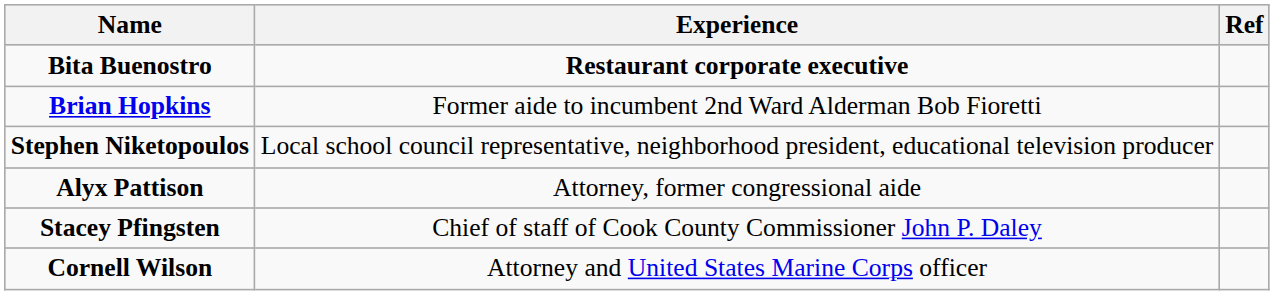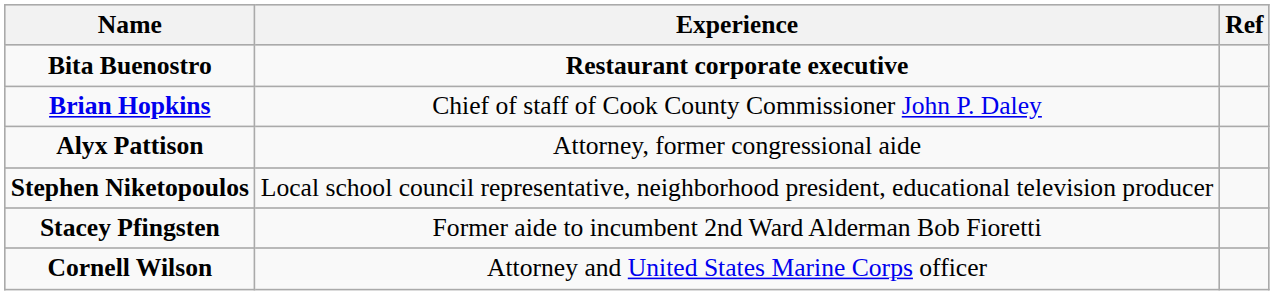(737, 106) Former aide to incumbent 2nd Ward Alderman Bob Fioretti -> (737, 106) Chief of staff of Cook County Commissioner John P. Daley
rows swapped: (130, 146) <-> (130, 187)
(737, 227) Chief of staff of Cook County Commissioner John P. Daley -> (737, 227) Former aide to incumbent 2nd Ward Alderman Bob Fioretti
